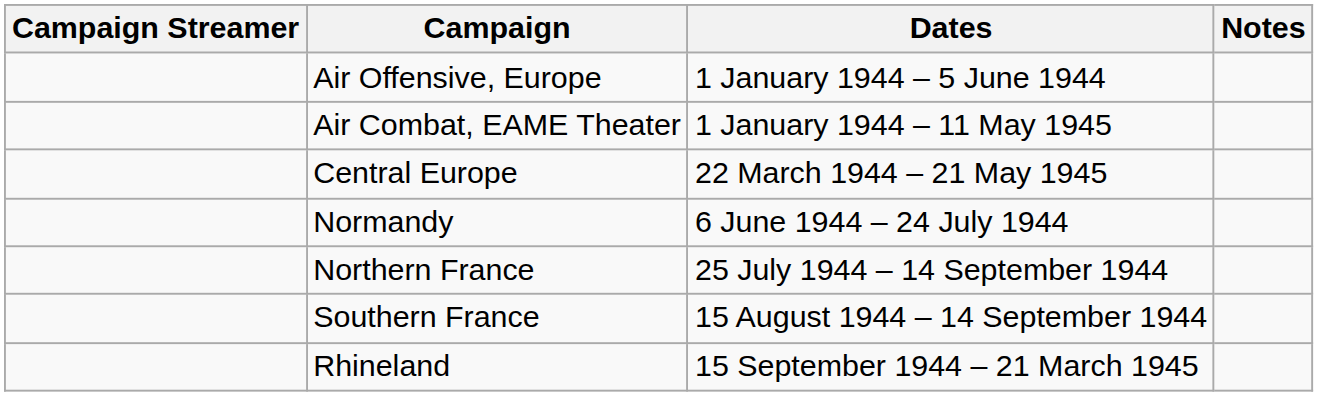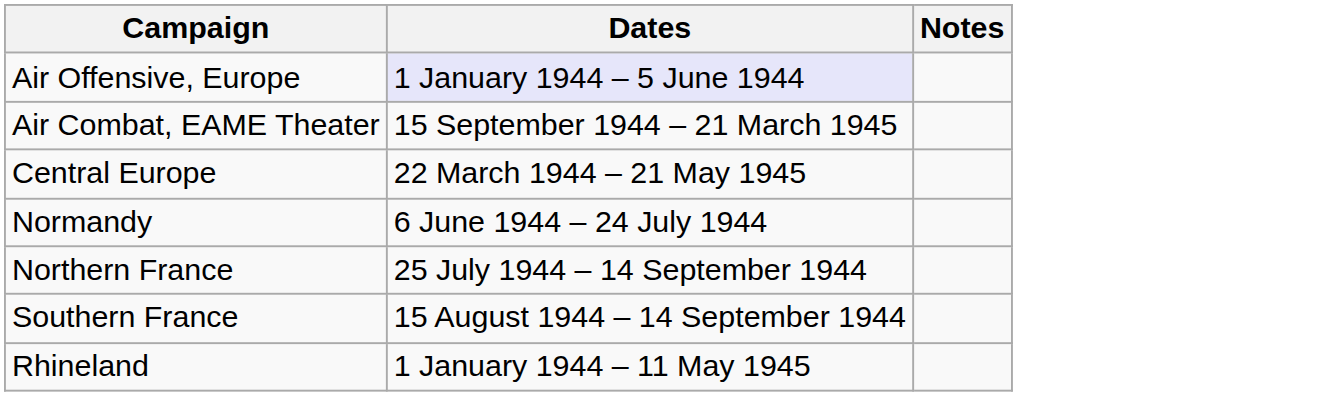- column: (156, 28)
(900, 76) no background -> (599, 76) lavender background
(903, 125) 1 January 1944 – 11 May 1945 -> (646, 125) 15 September 1944 – 21 March 1945
(947, 366) 15 September 1944 – 21 March 1945 -> (602, 366) 1 January 1944 – 11 May 1945
